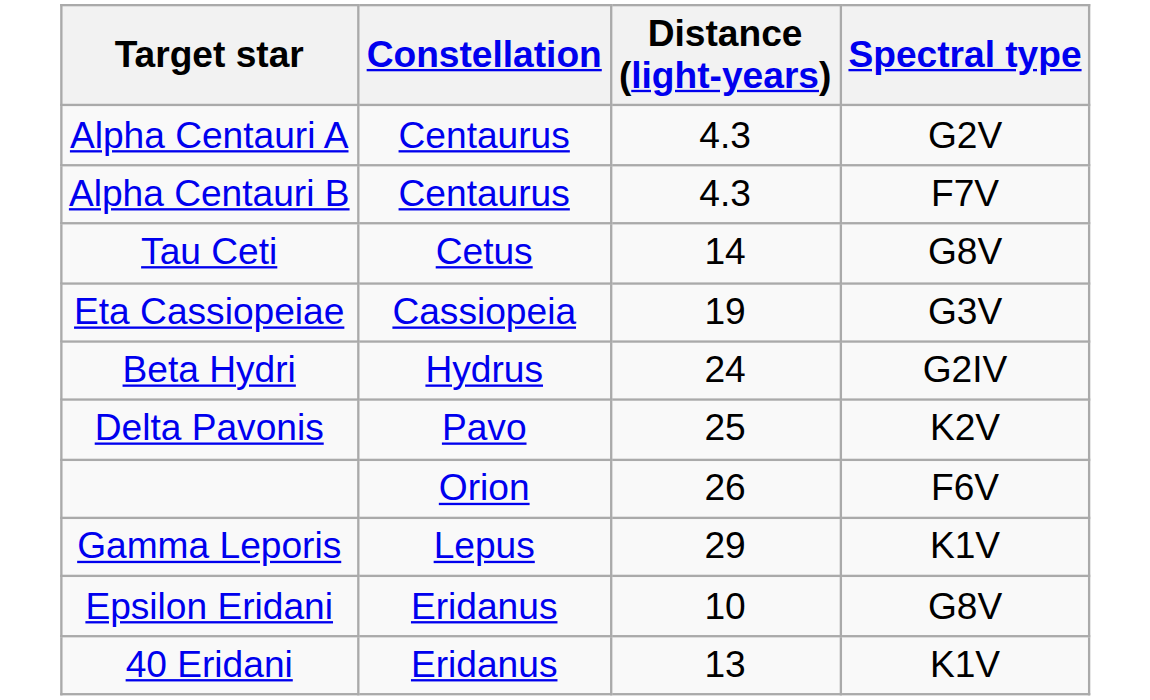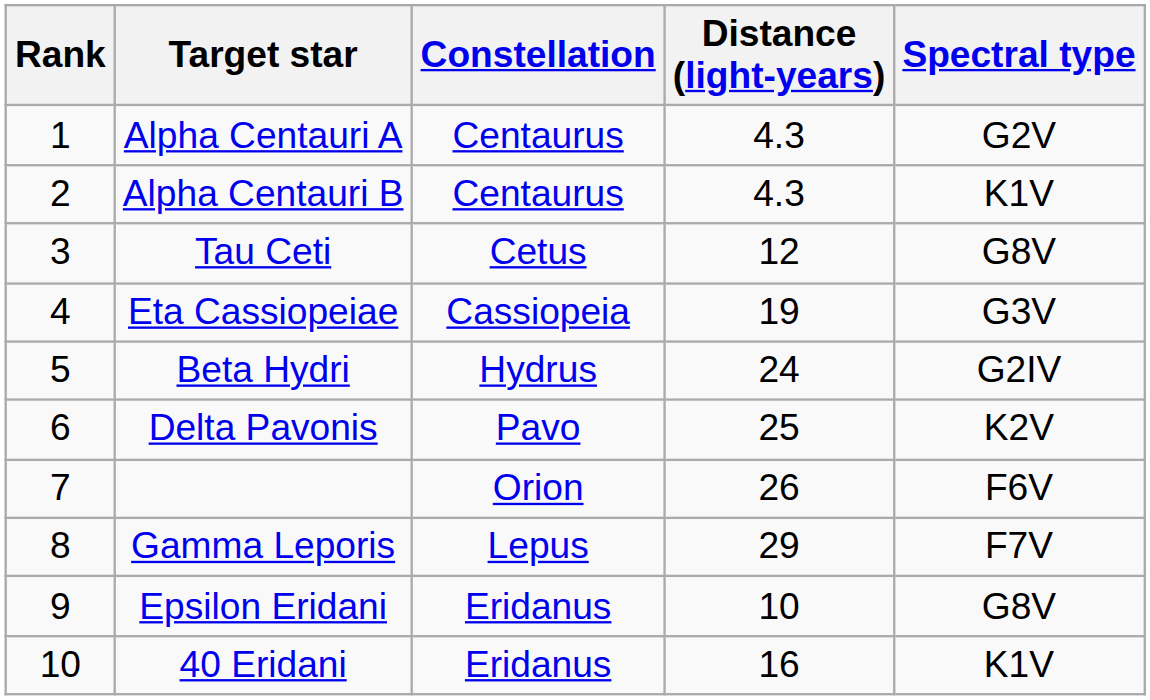+ column: (60, 54)
(965, 193) F7V -> (1019, 193) K1V
(725, 252) 14 -> (779, 252) 12
(965, 546) K1V -> (1019, 546) F7V
(725, 664) 13 -> (779, 664) 16
